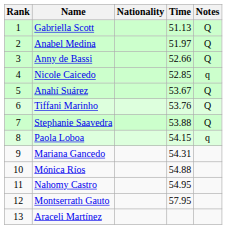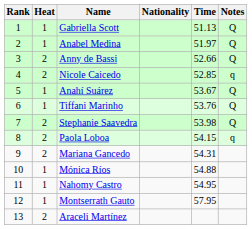+ column: (45, 12)
(180, 122) 53.88 -> (205, 122) 53.98
